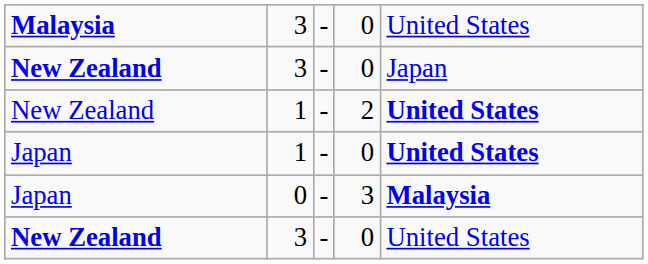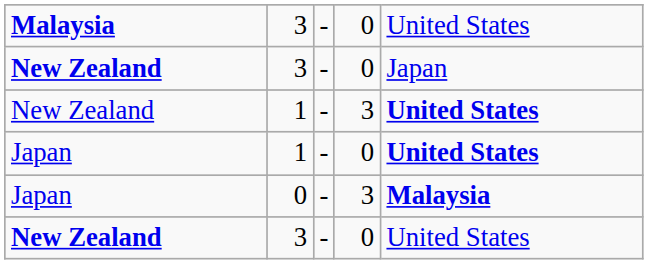(367, 110) 2 -> (367, 110) 3
